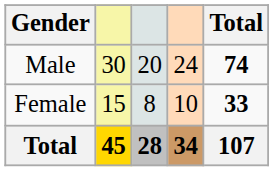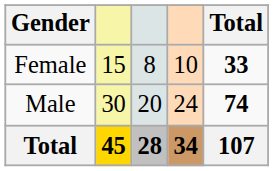rows swapped: (50, 64) <-> (50, 104)
